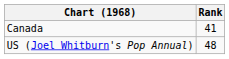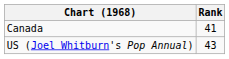(210, 45) 48 -> (210, 45) 43
